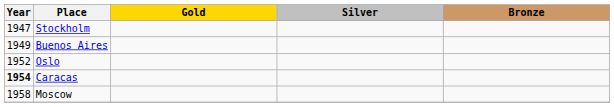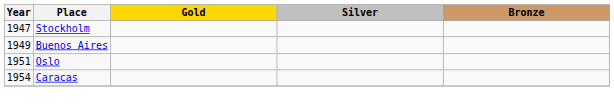(19, 61) 1952 -> (19, 61) 1951
(19, 78) bold -> (19, 78) normal
- row: (54, 94)
